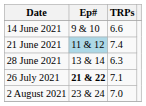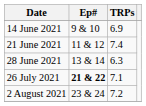(116, 28) 6.6 -> (116, 28) 6.9
(88, 45) lightblue background -> (88, 45) no background
(116, 93) 7.0 -> (116, 93) 7.2
